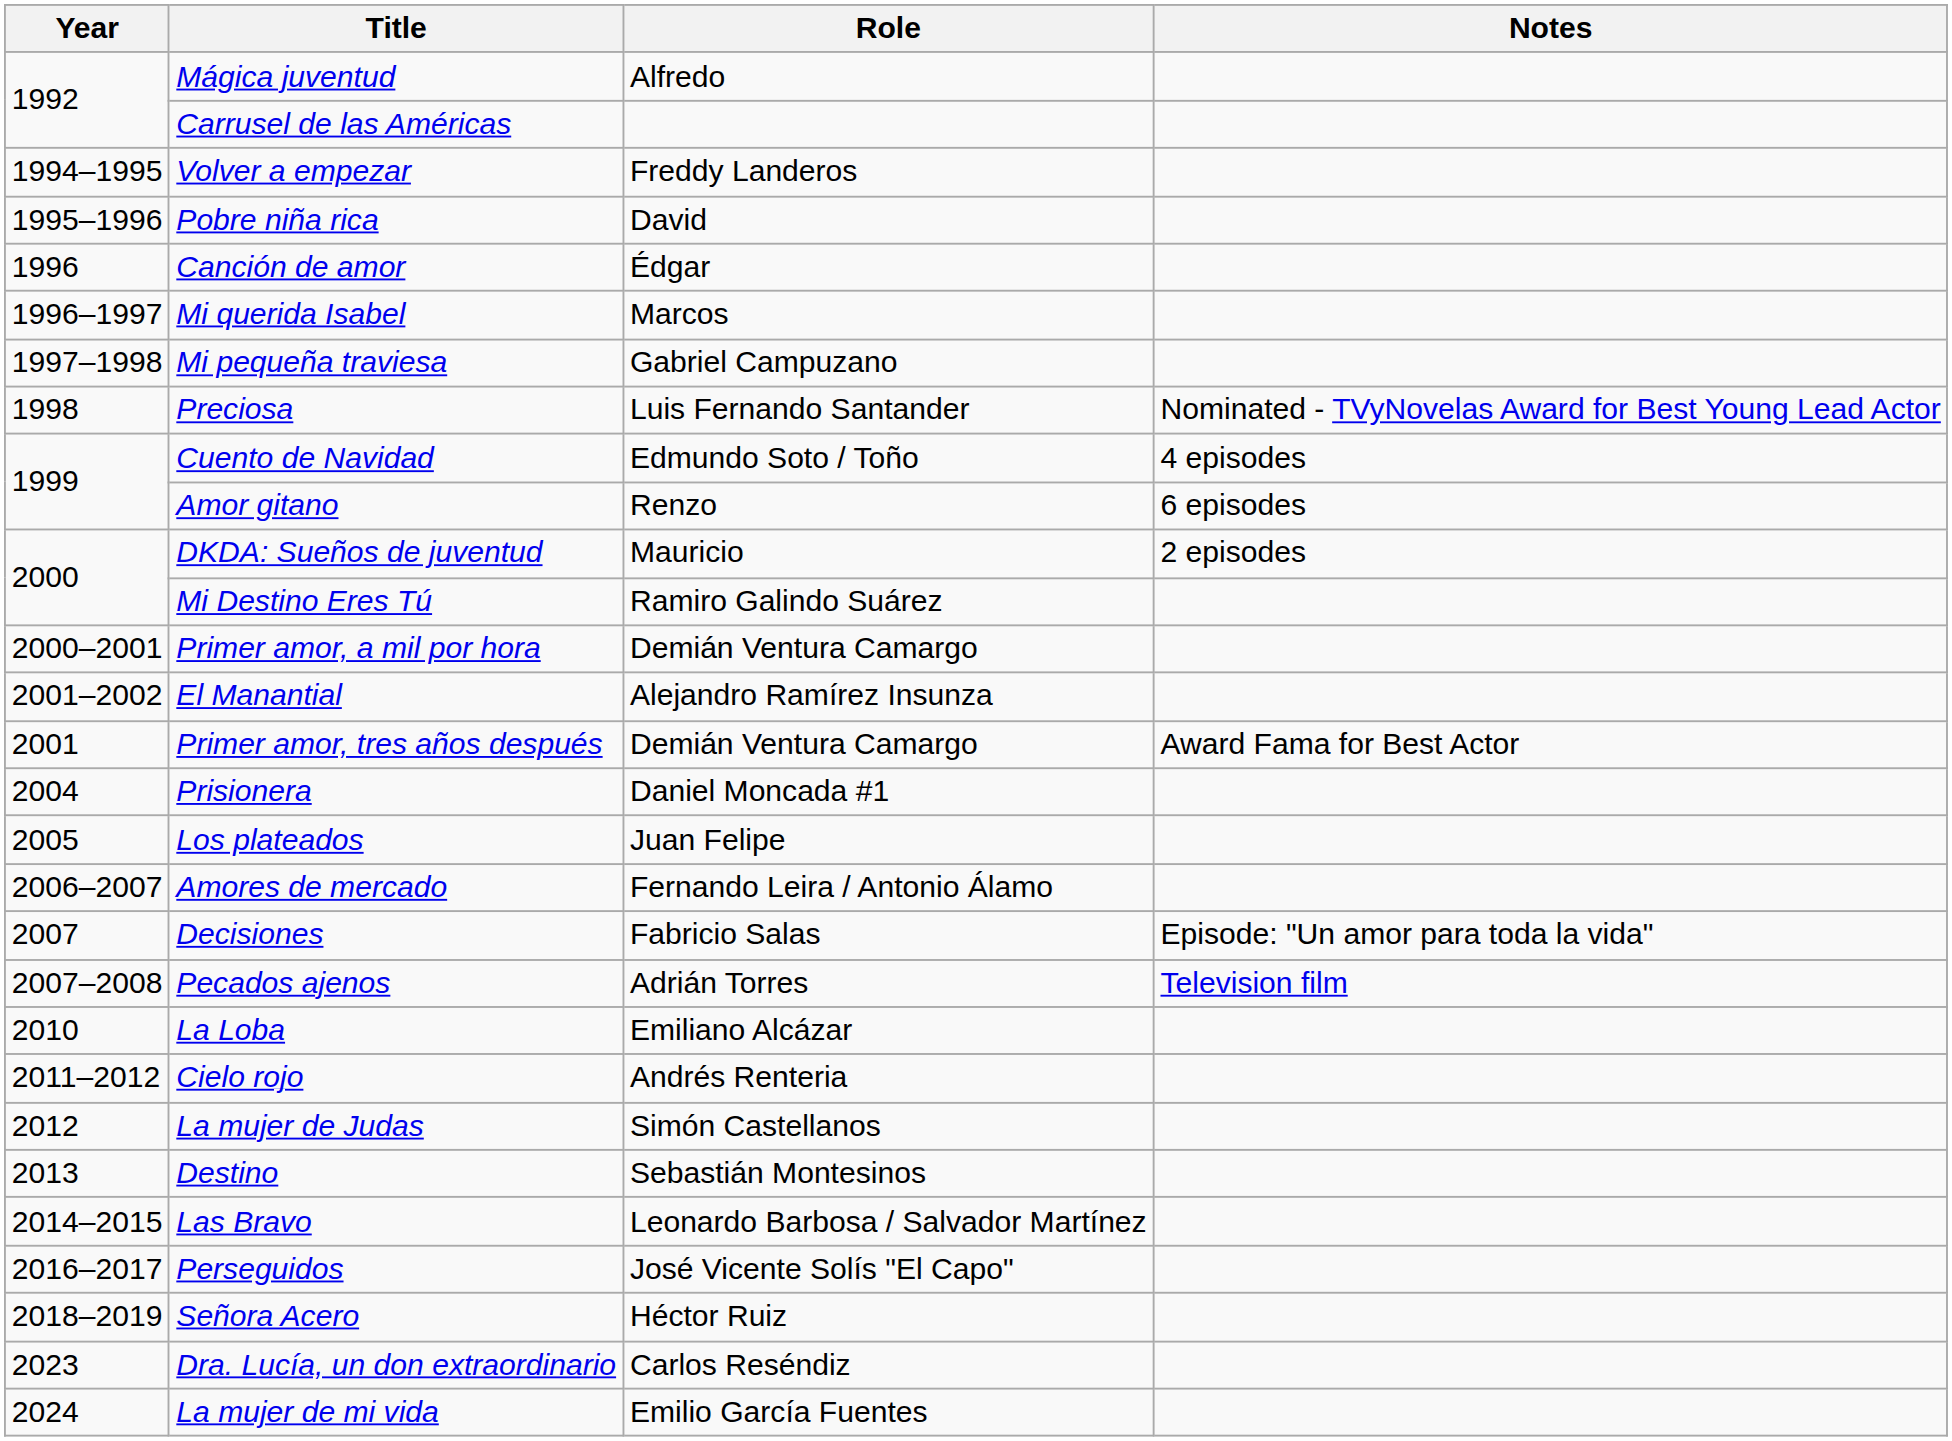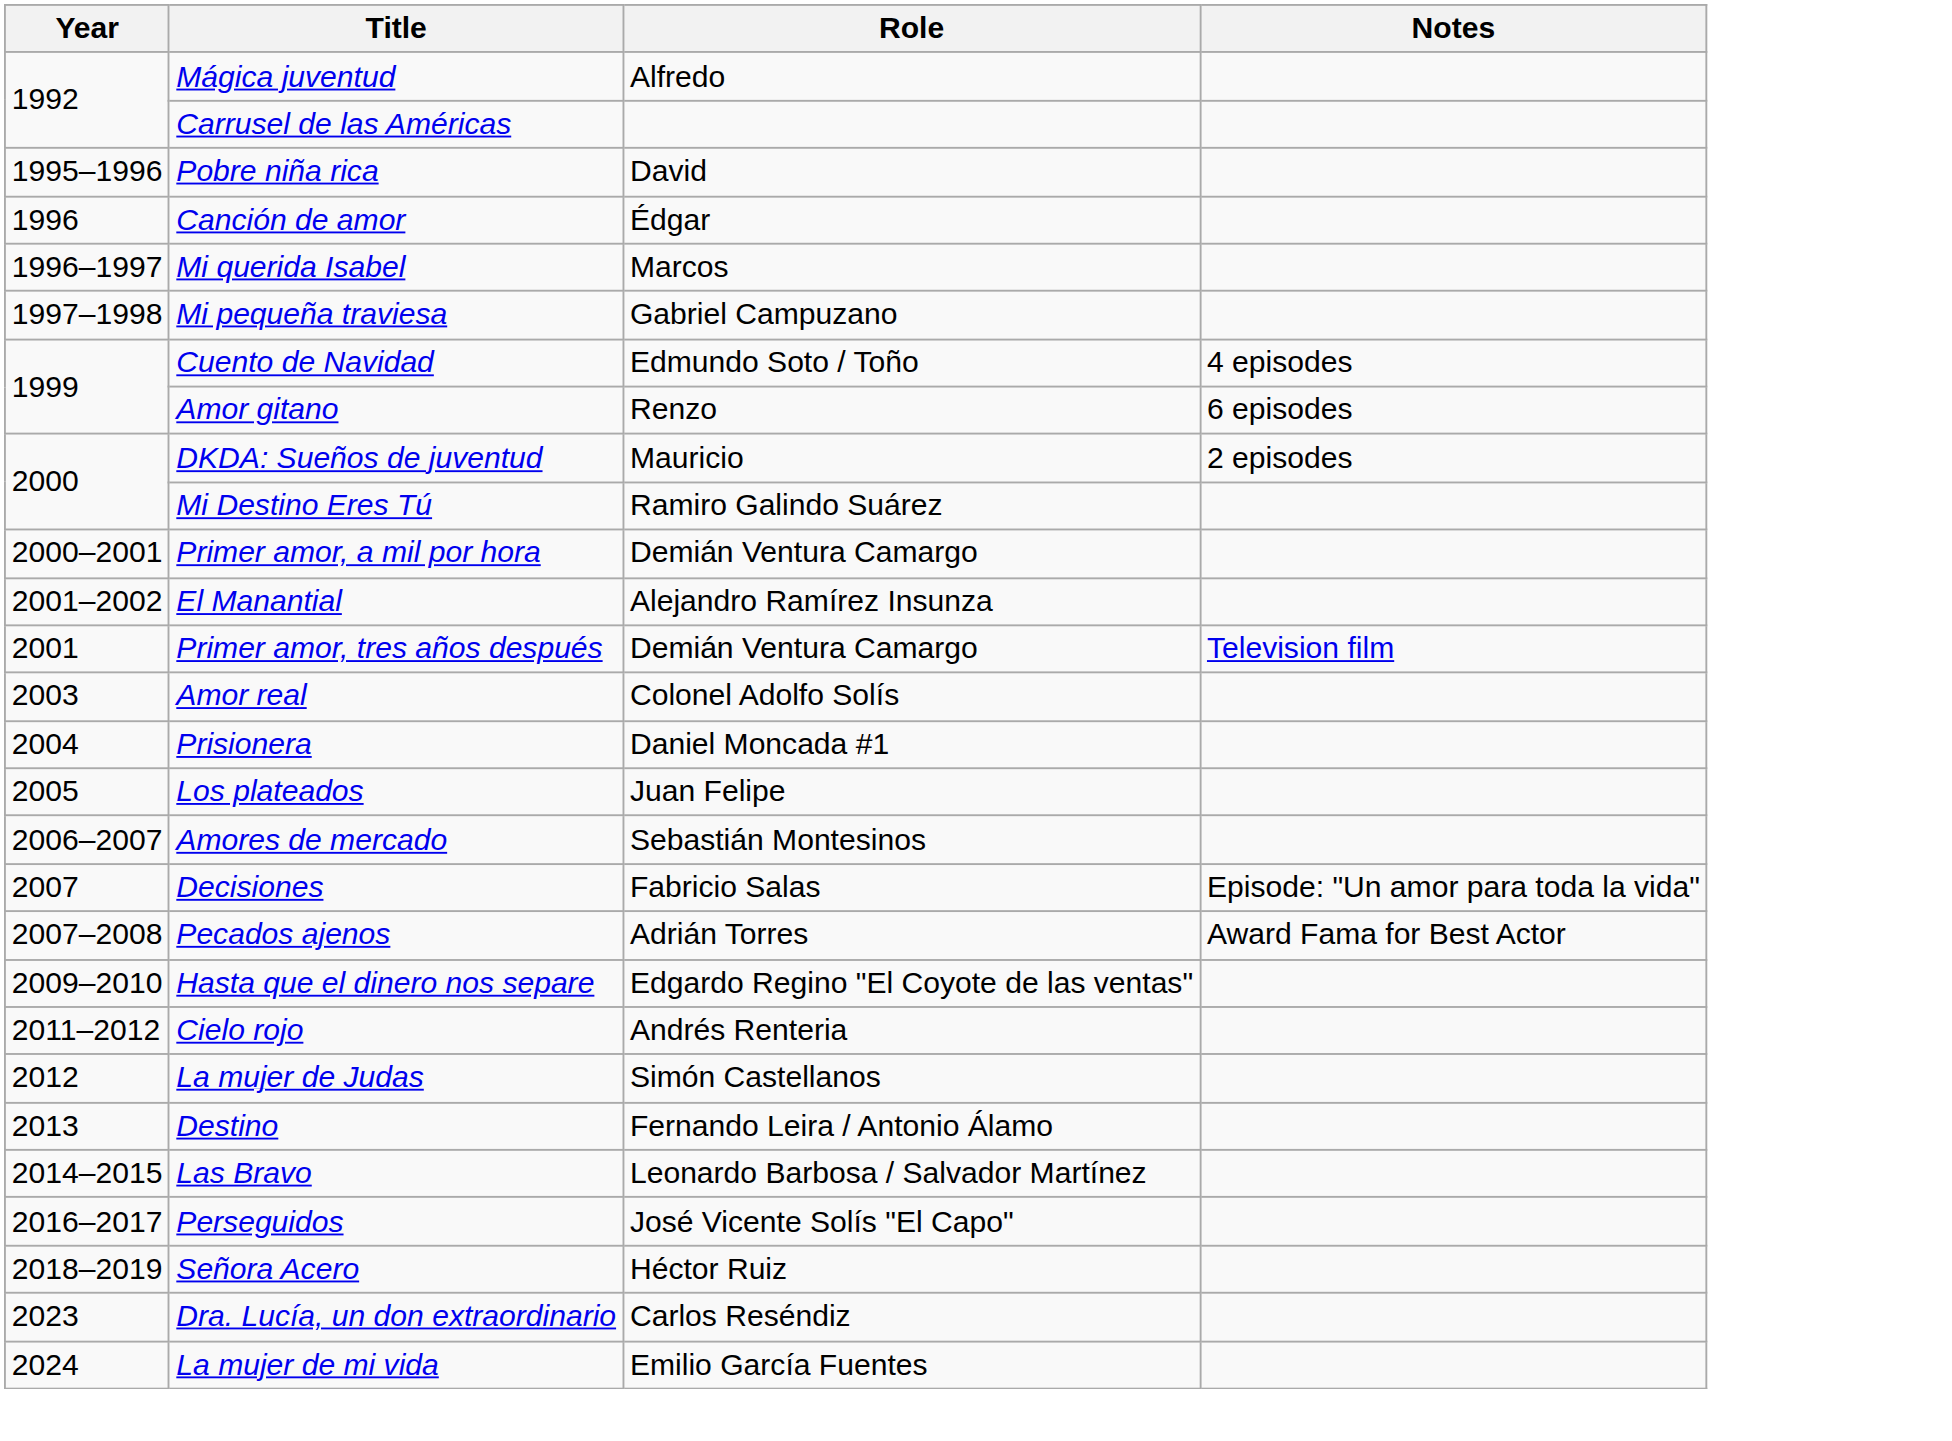- row: (294, 171)
- row: (235, 409)
(1340, 743) Award Fama for Best Actor -> (1301, 648) Television film
+ row: (242, 696)
(841, 887) Fernando Leira / Antonio Álamo -> (778, 839) Sebastián Montesinos
(1254, 982) Television film -> (1386, 934) Award Fama for Best Actor
+ row: (385, 982)
- row: (231, 1030)
(778, 1173) Sebastián Montesinos -> (841, 1125) Fernando Leira / Antonio Álamo
